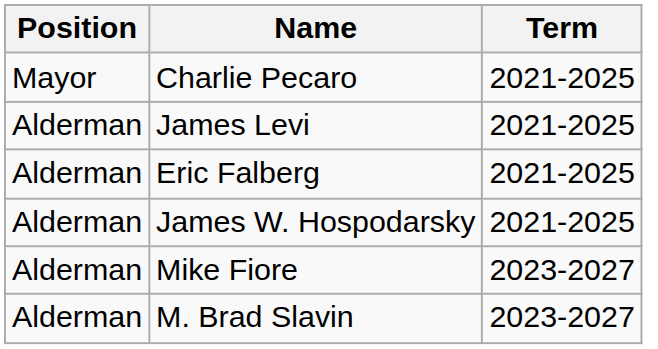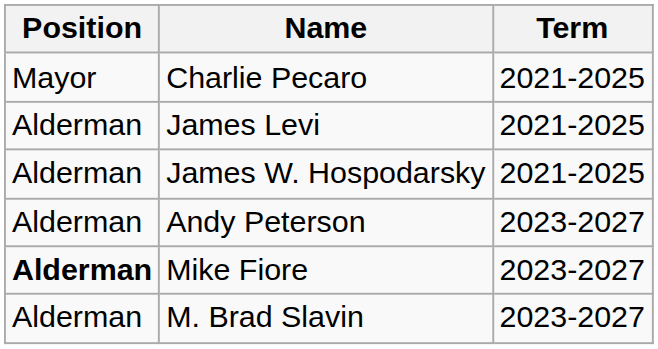- row: (238, 173)
+ row: (266, 221)
(77, 269) normal -> (82, 269) bold
